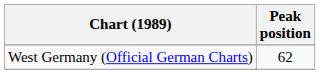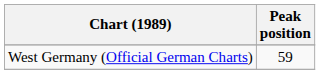(285, 57) 62 -> (285, 57) 59
